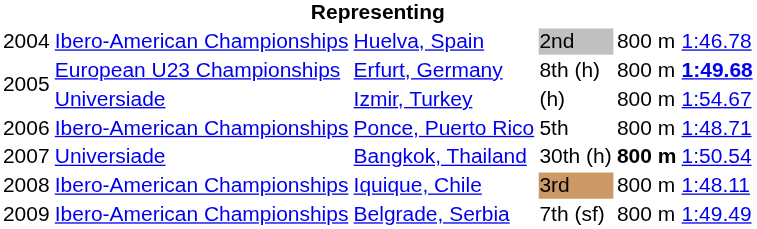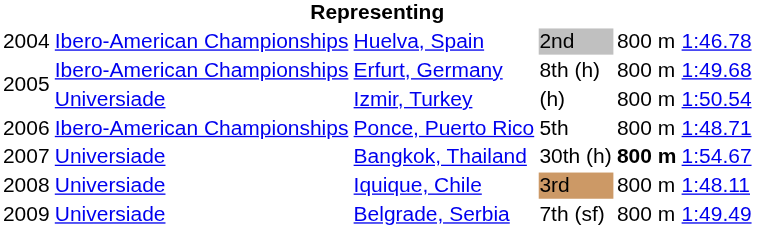(198, 70) European U23 Championships -> (202, 70) Ibero-American Championships
(717, 70) bold -> (717, 70) normal
(717, 99) 1:54.67 -> (717, 99) 1:50.54
(717, 156) 1:50.54 -> (717, 156) 1:54.67
(202, 185) Ibero-American Championships -> (110, 185) Universiade
(202, 214) Ibero-American Championships -> (110, 214) Universiade
